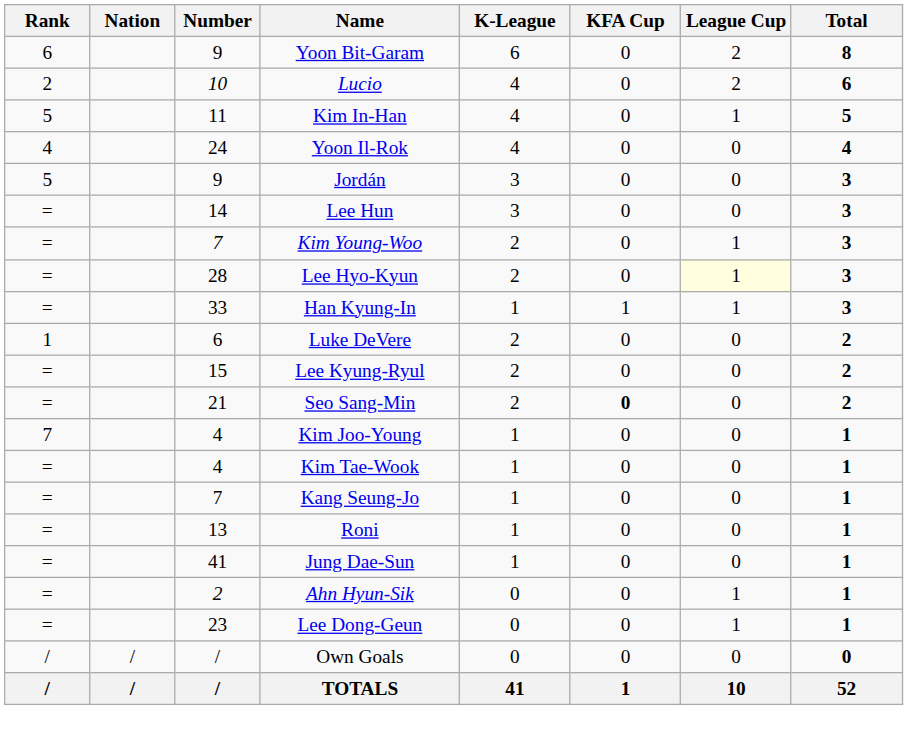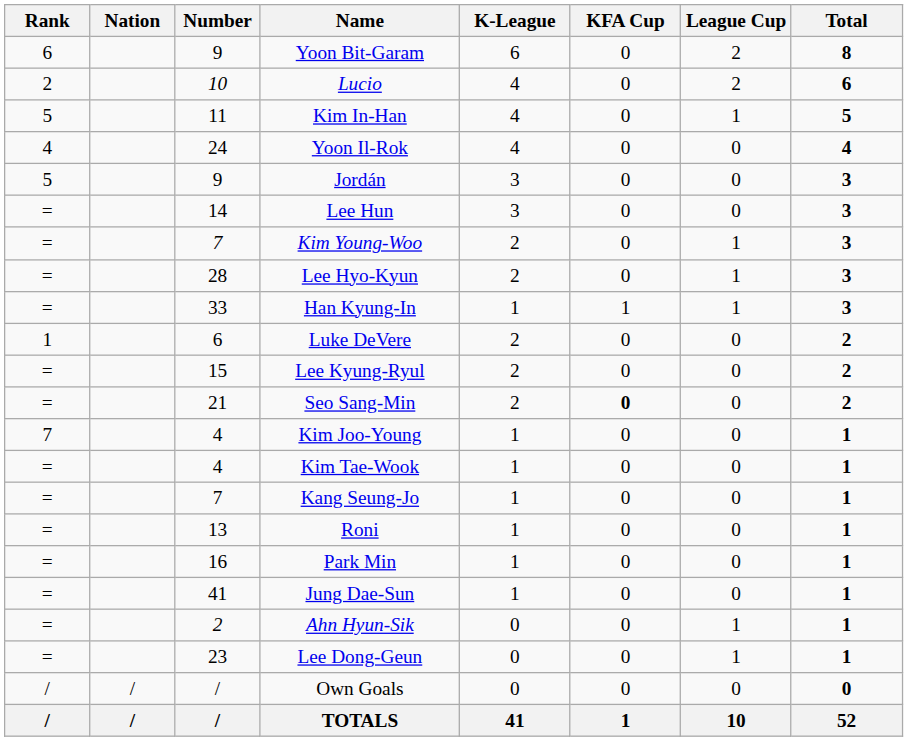(736, 275) lightyellow background -> (736, 275) no background
+ row: (360, 561)
